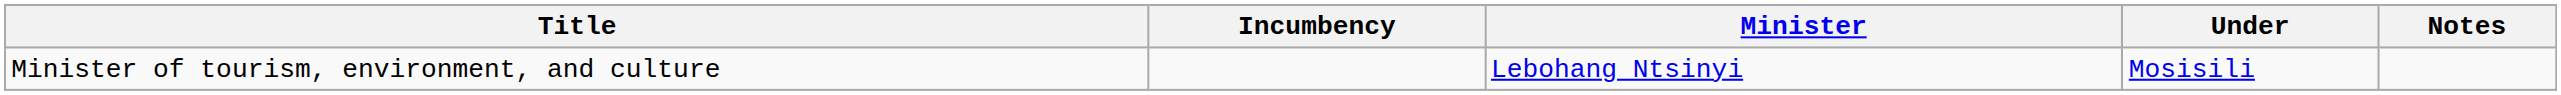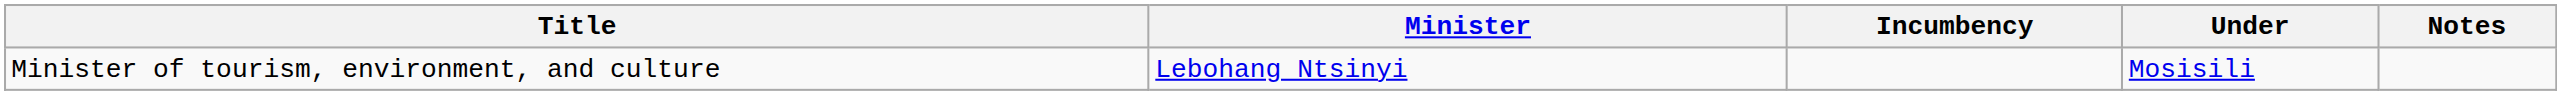columns swapped: (1804, 26) <-> (1317, 26)
